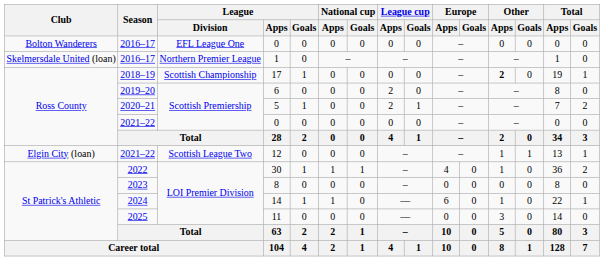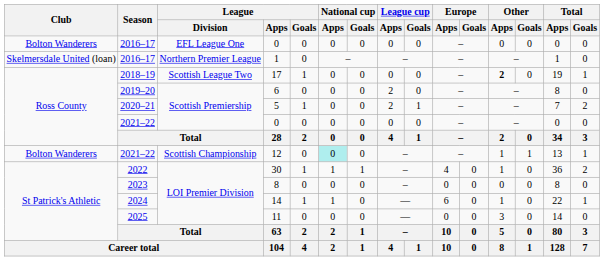(210, 75) Scottish Championship -> (210, 75) Scottish League Two
(61, 153) Elgin City (loan) -> (61, 153) Bolton Wanderers
(210, 153) Scottish League Two -> (210, 153) Scottish Championship
(333, 153) no background -> (333, 153) paleturquoise background
